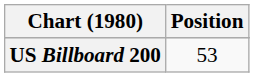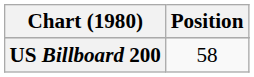(207, 54) 53 -> (207, 54) 58
